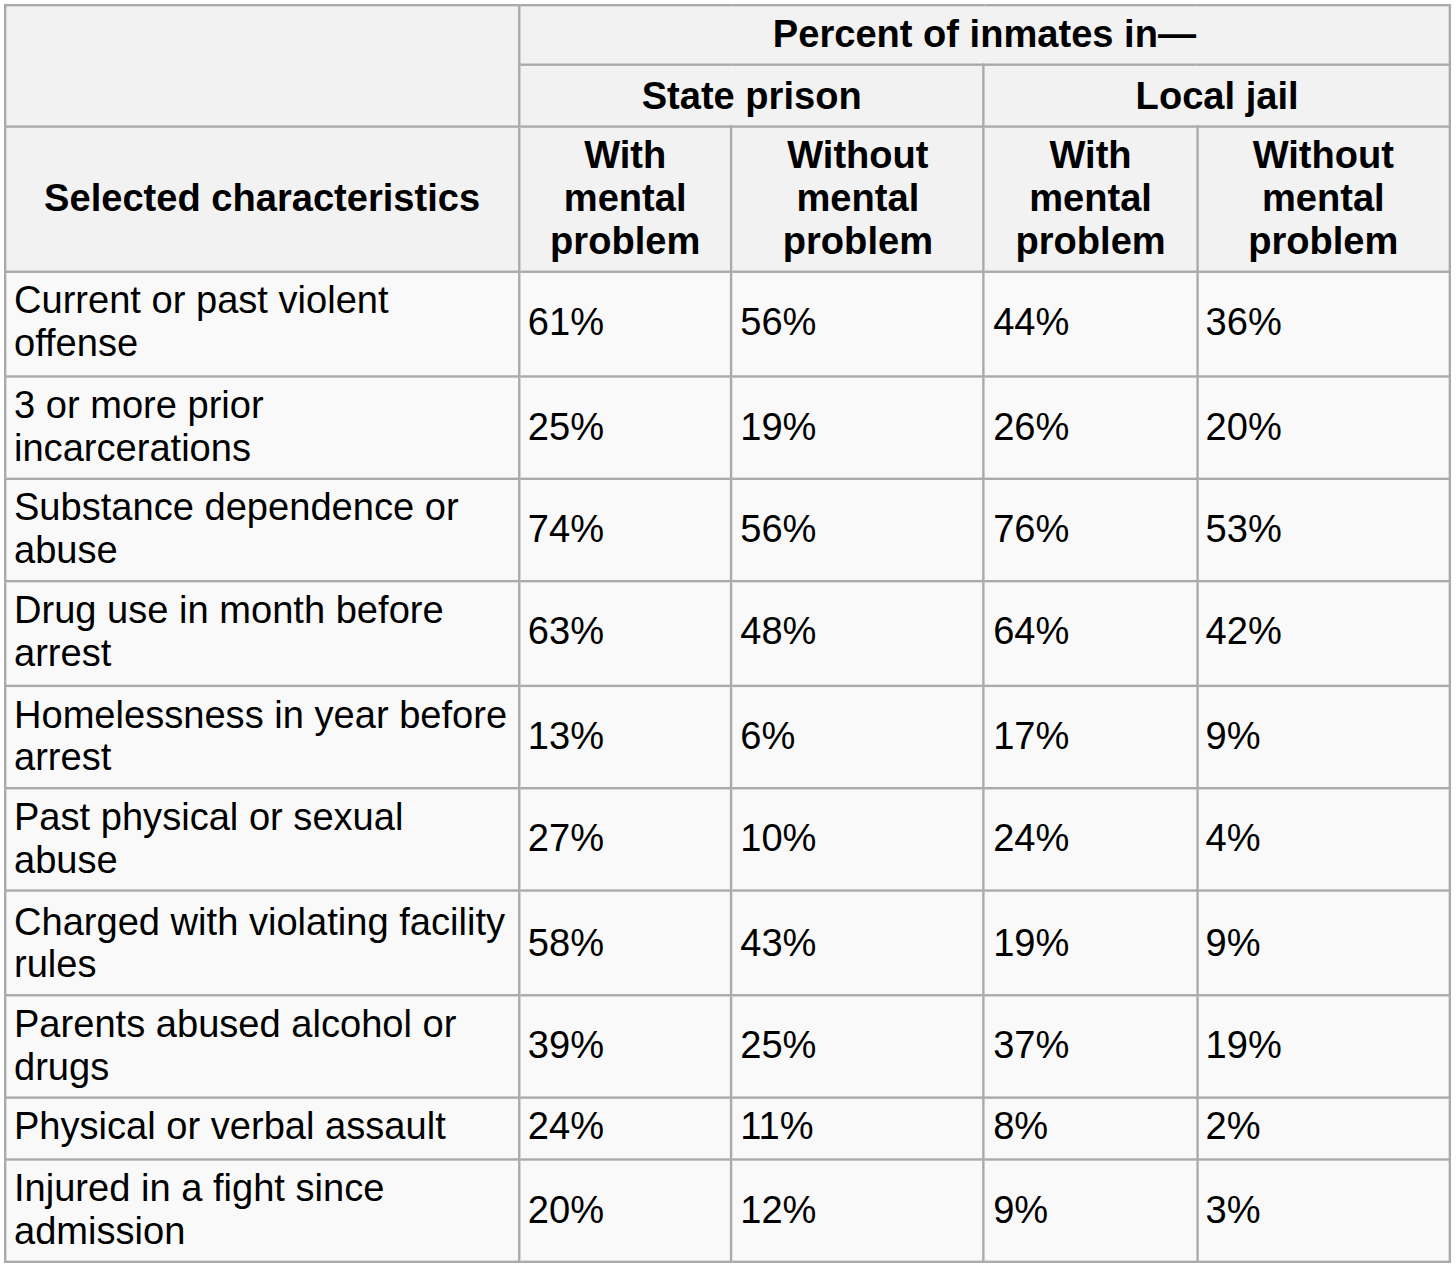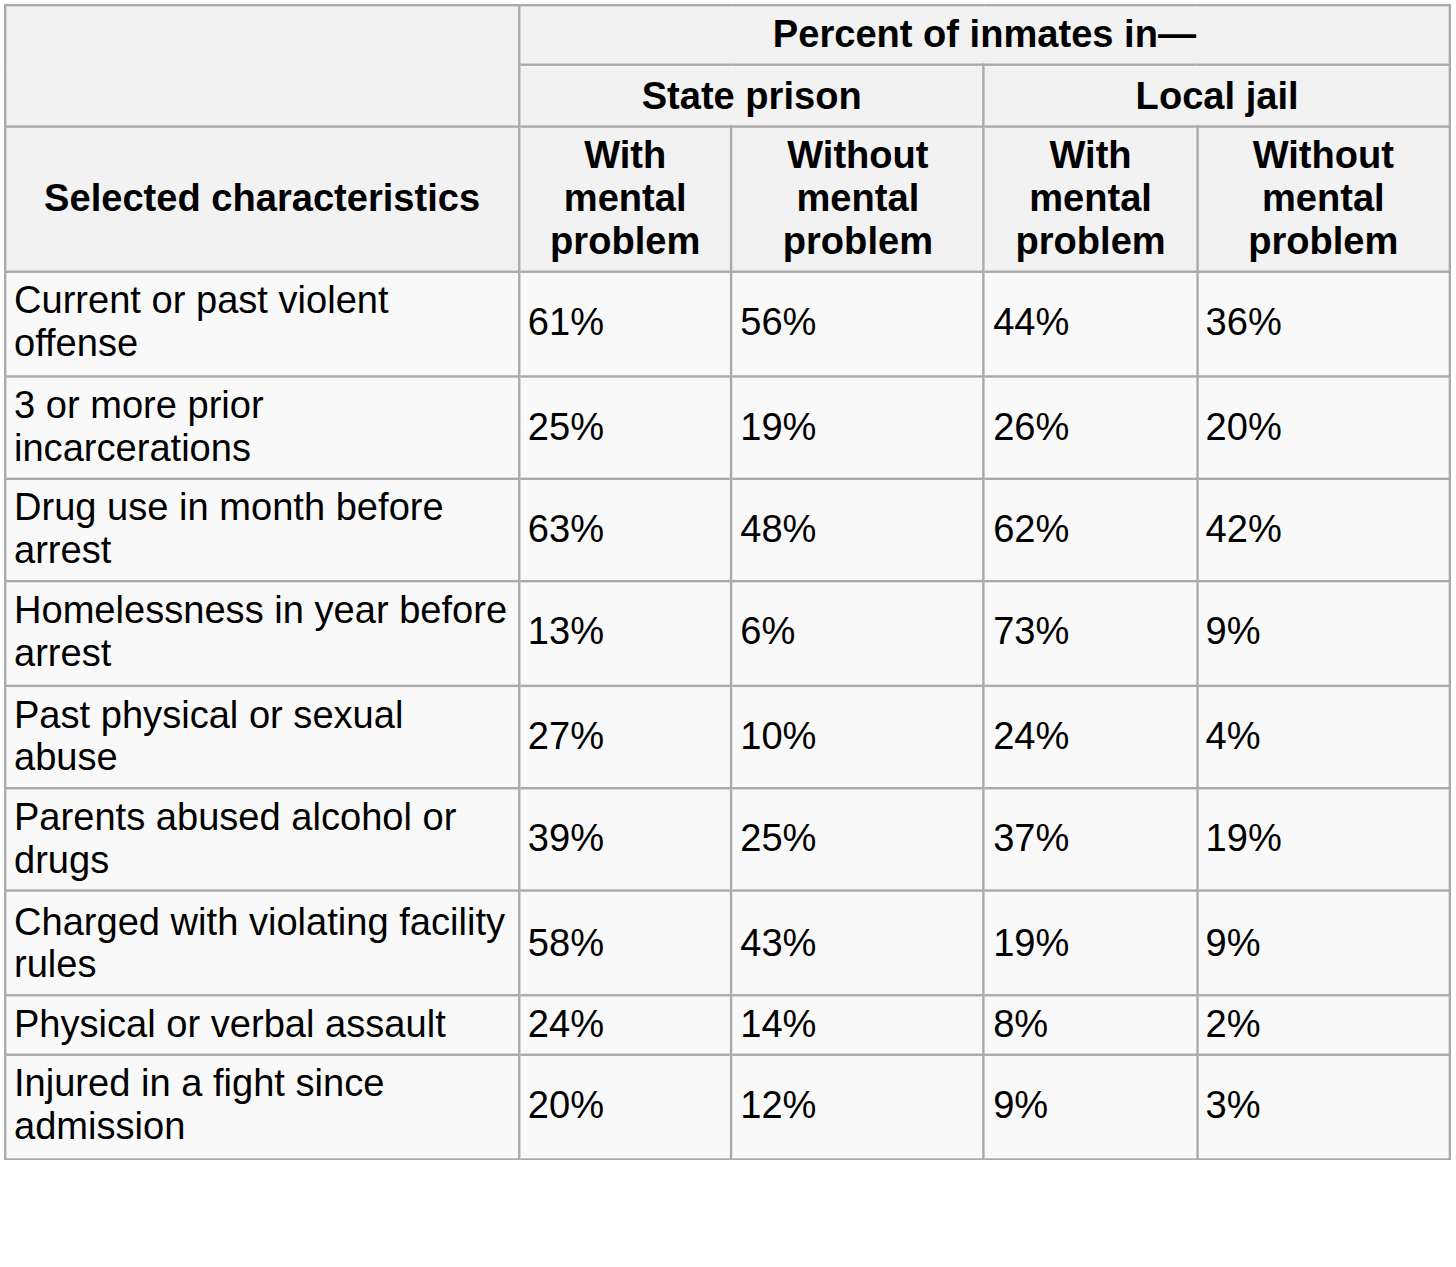- row: (236, 529)
(1031, 632) 64% -> (1031, 529) 62%
(1031, 735) 17% -> (1031, 632) 73%
rows swapped: (235, 1045) <-> (259, 942)
(777, 1127) 11% -> (778, 1024) 14%
